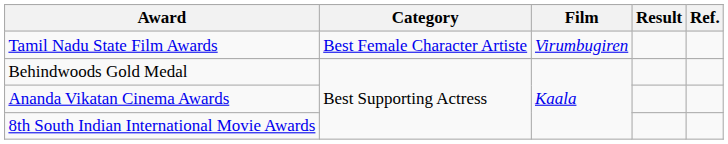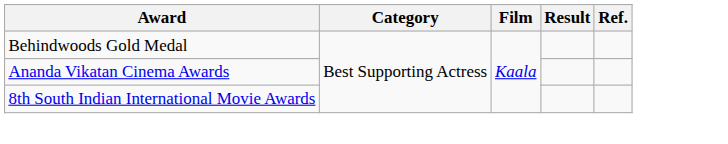- row: (113, 44)
